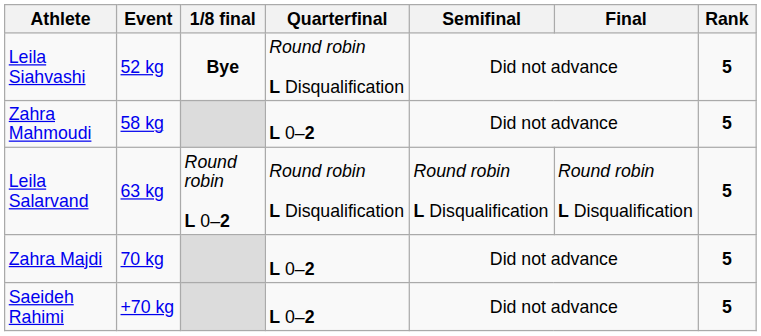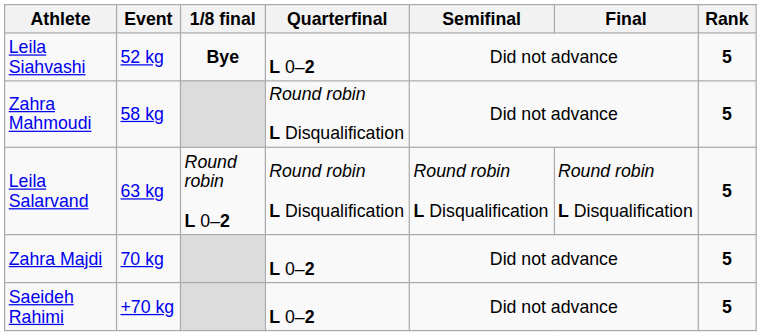(337, 67) Round robin L Disqualification -> (292, 67) L 0–2
(292, 134) L 0–2 -> (337, 114) Round robin L Disqualification
